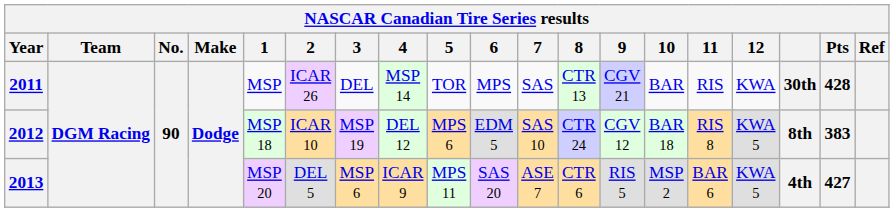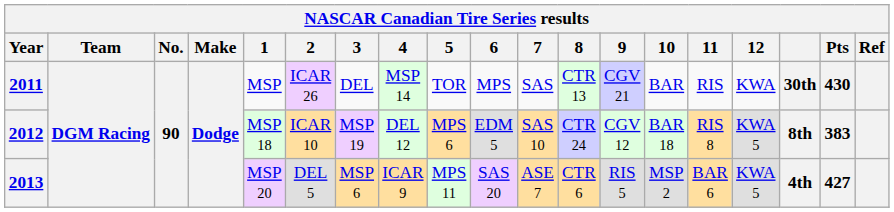(838, 85) 428 -> (838, 85) 430
